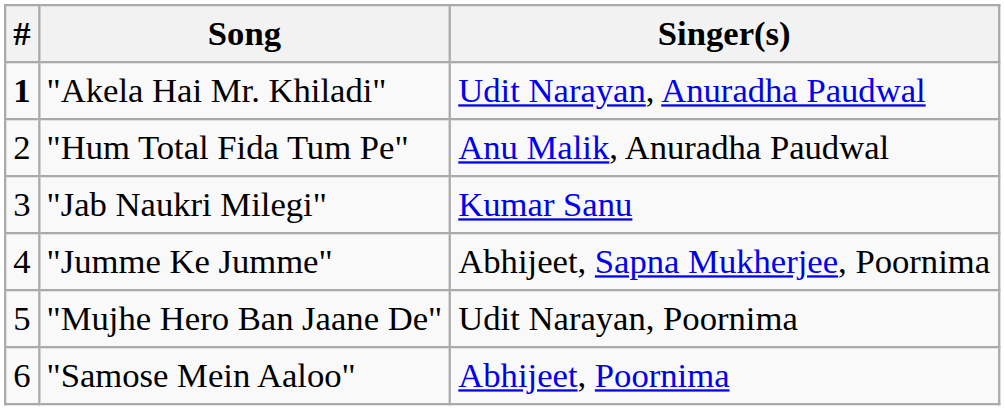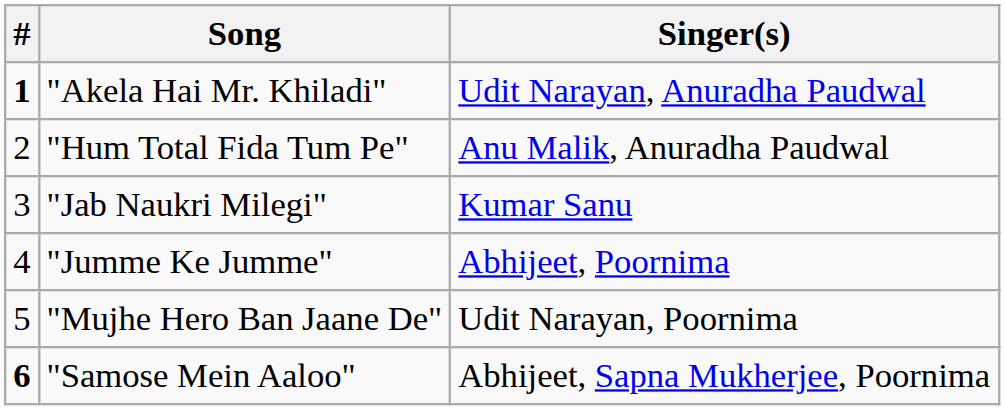(724, 261) Abhijeet, Sapna Mukherjee, Poornima -> (594, 261) Abhijeet, Poornima
(22, 376) normal -> (22, 376) bold
(594, 376) Abhijeet, Poornima -> (724, 376) Abhijeet, Sapna Mukherjee, Poornima
